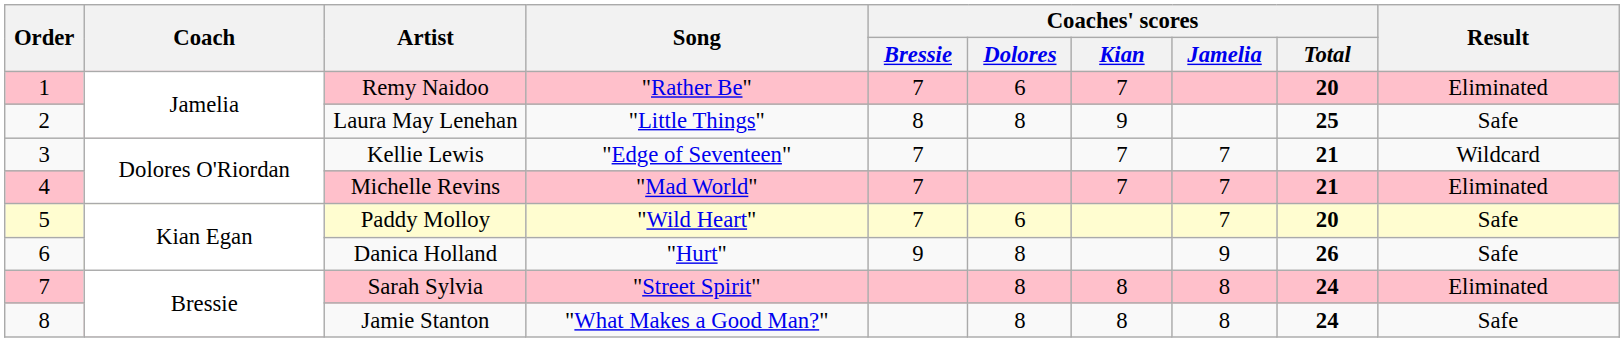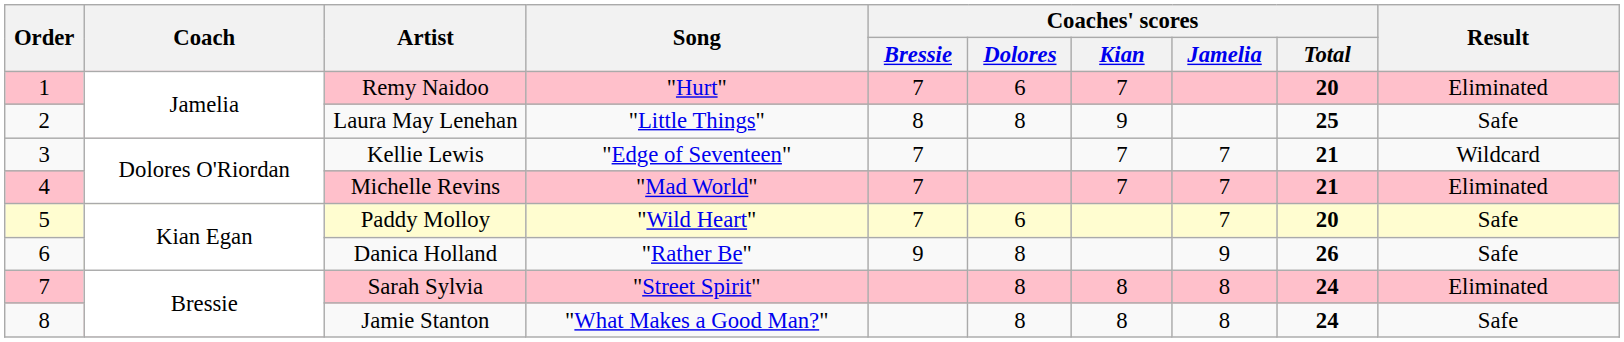(697, 87) "Rather Be" -> (697, 87) "Hurt"
(697, 253) "Hurt" -> (697, 253) "Rather Be"
